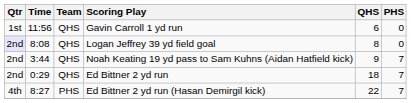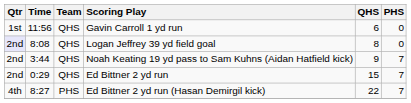(374, 75) 18 -> (374, 75) 15
